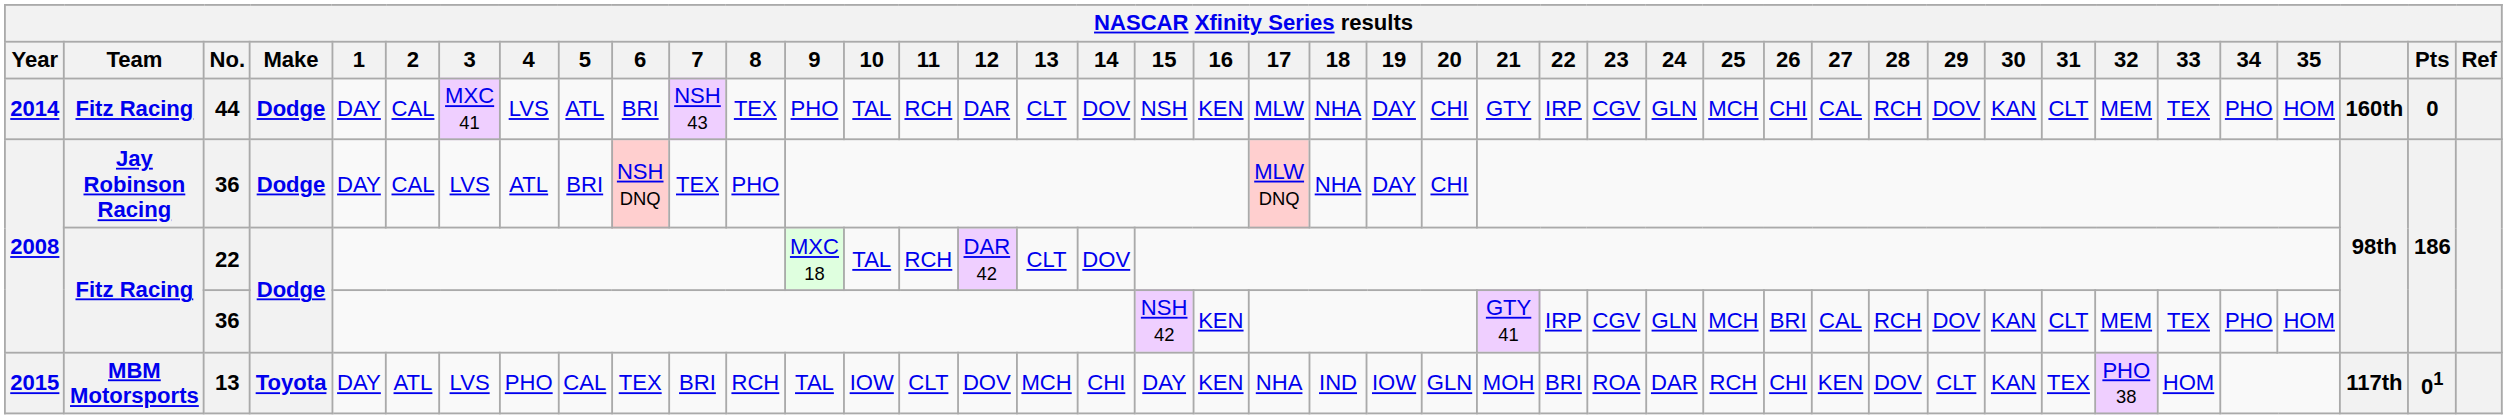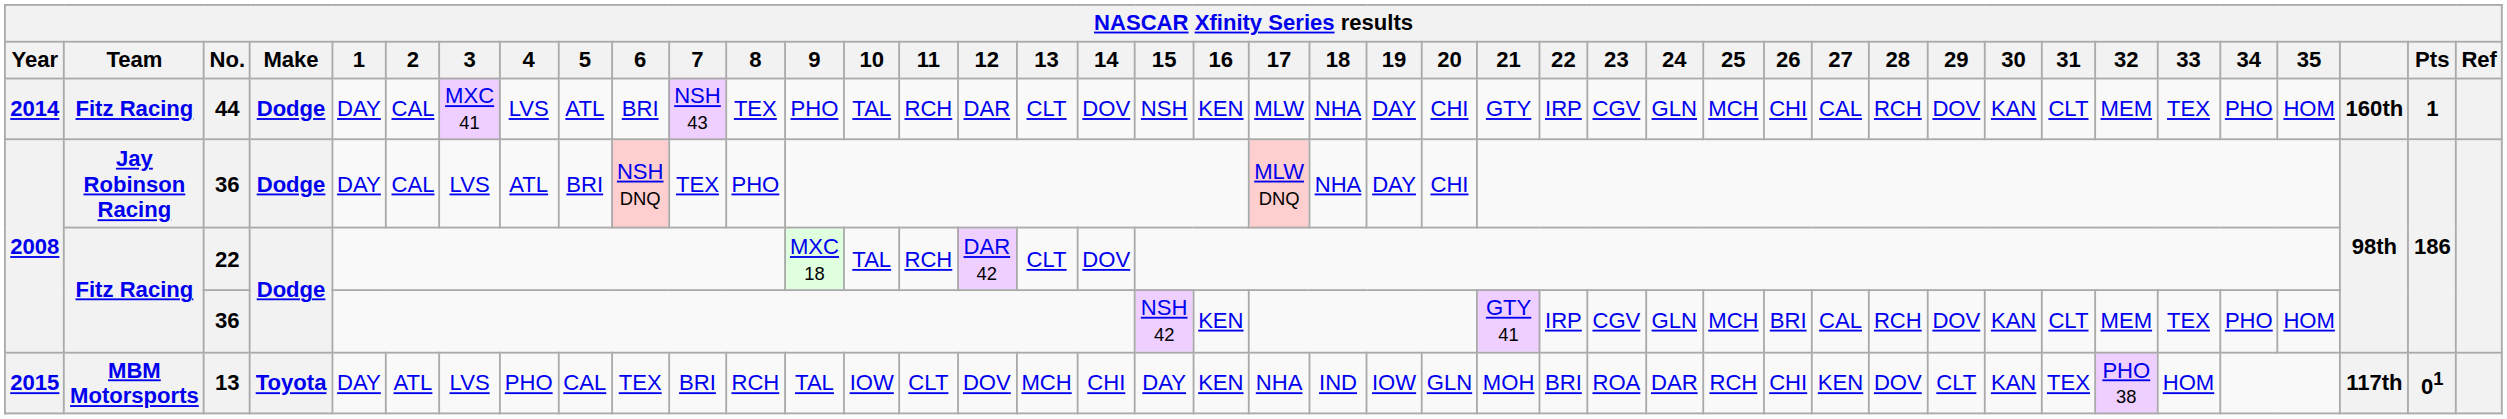(2432, 109) 0 -> (2432, 109) 1
